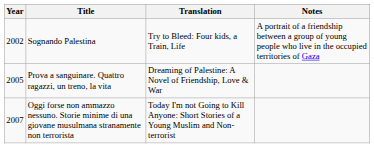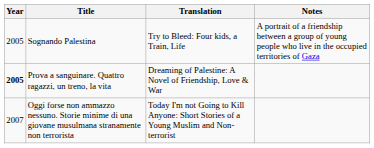(15, 41) 2002 -> (15, 41) 2005
(15, 81) normal -> (15, 81) bold
